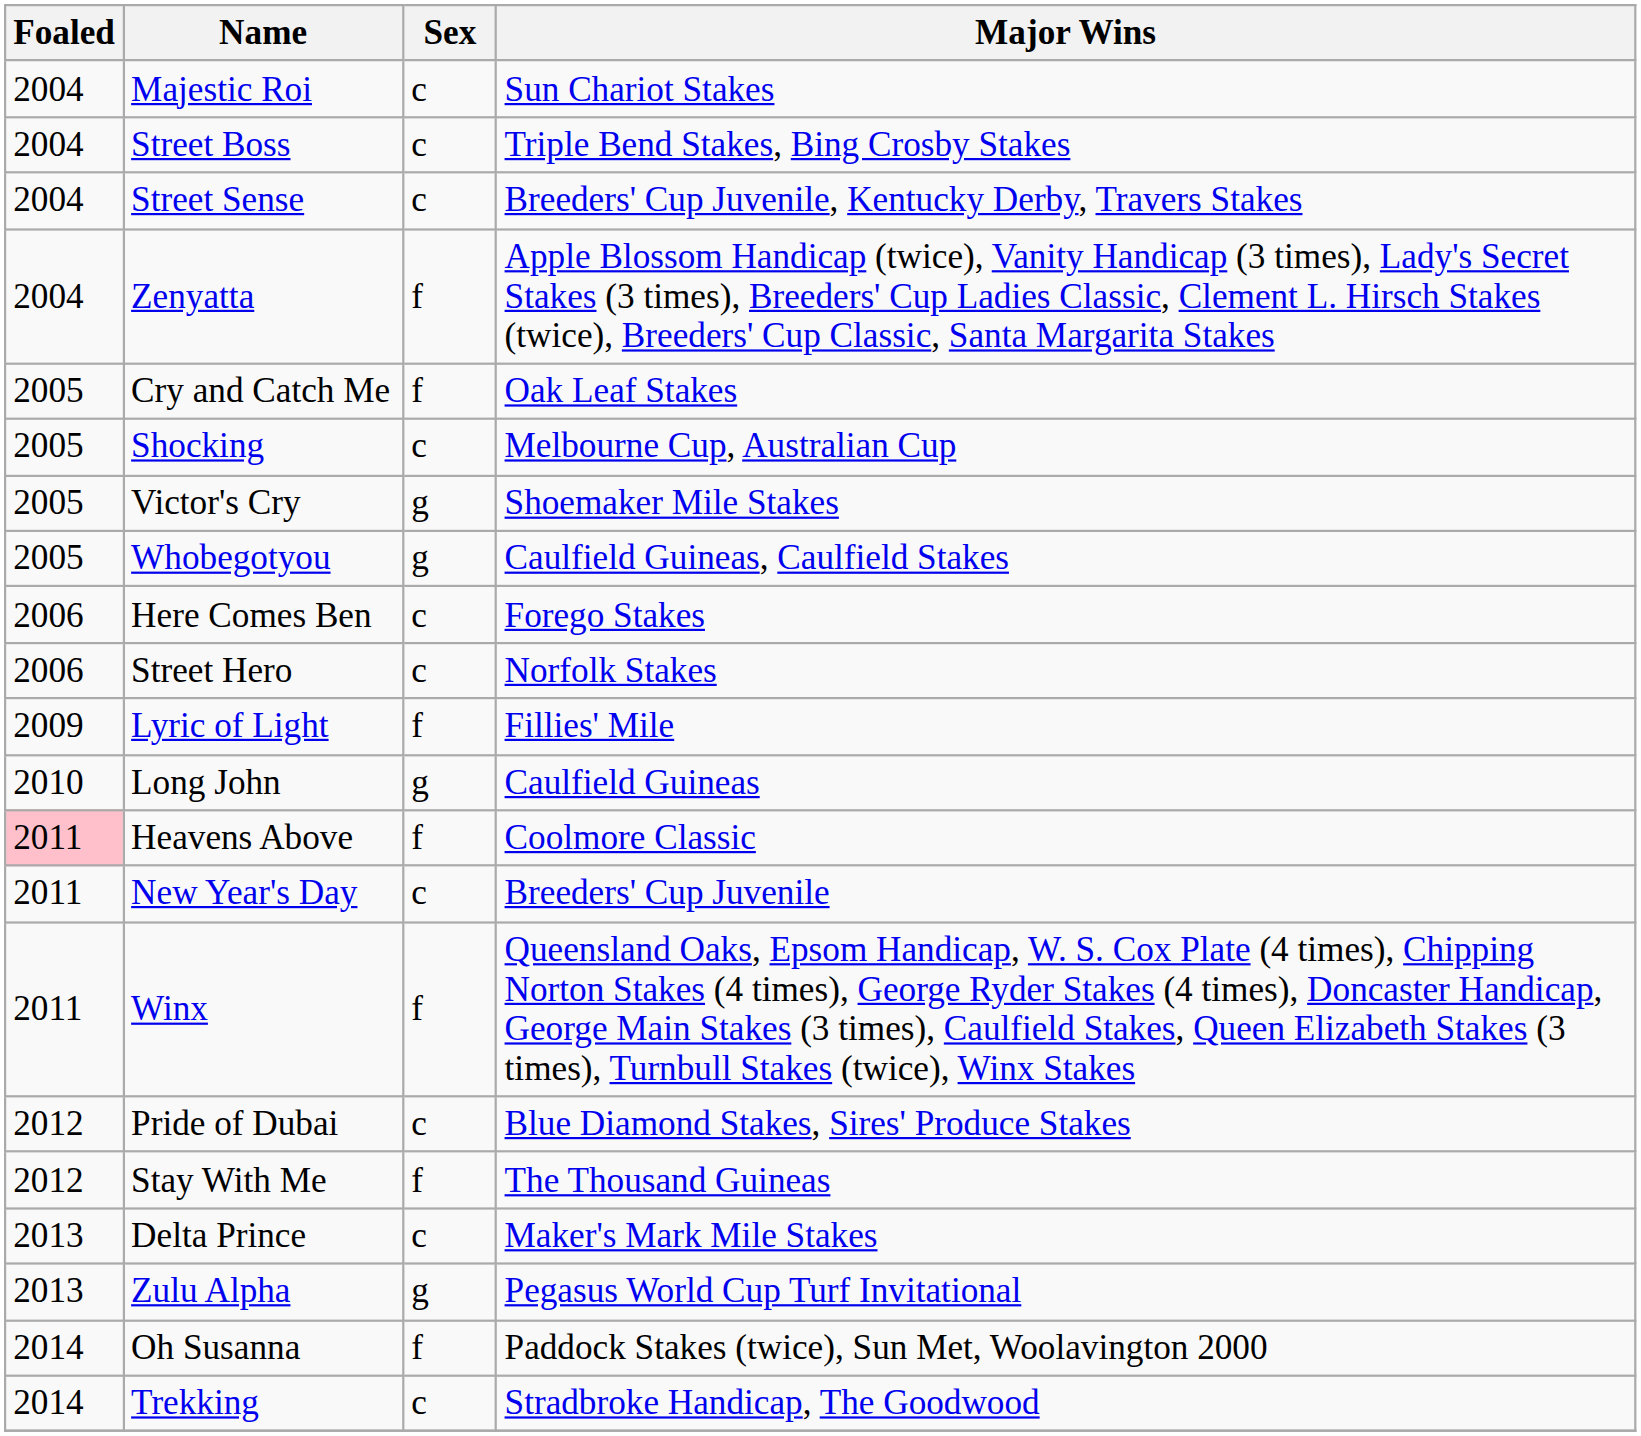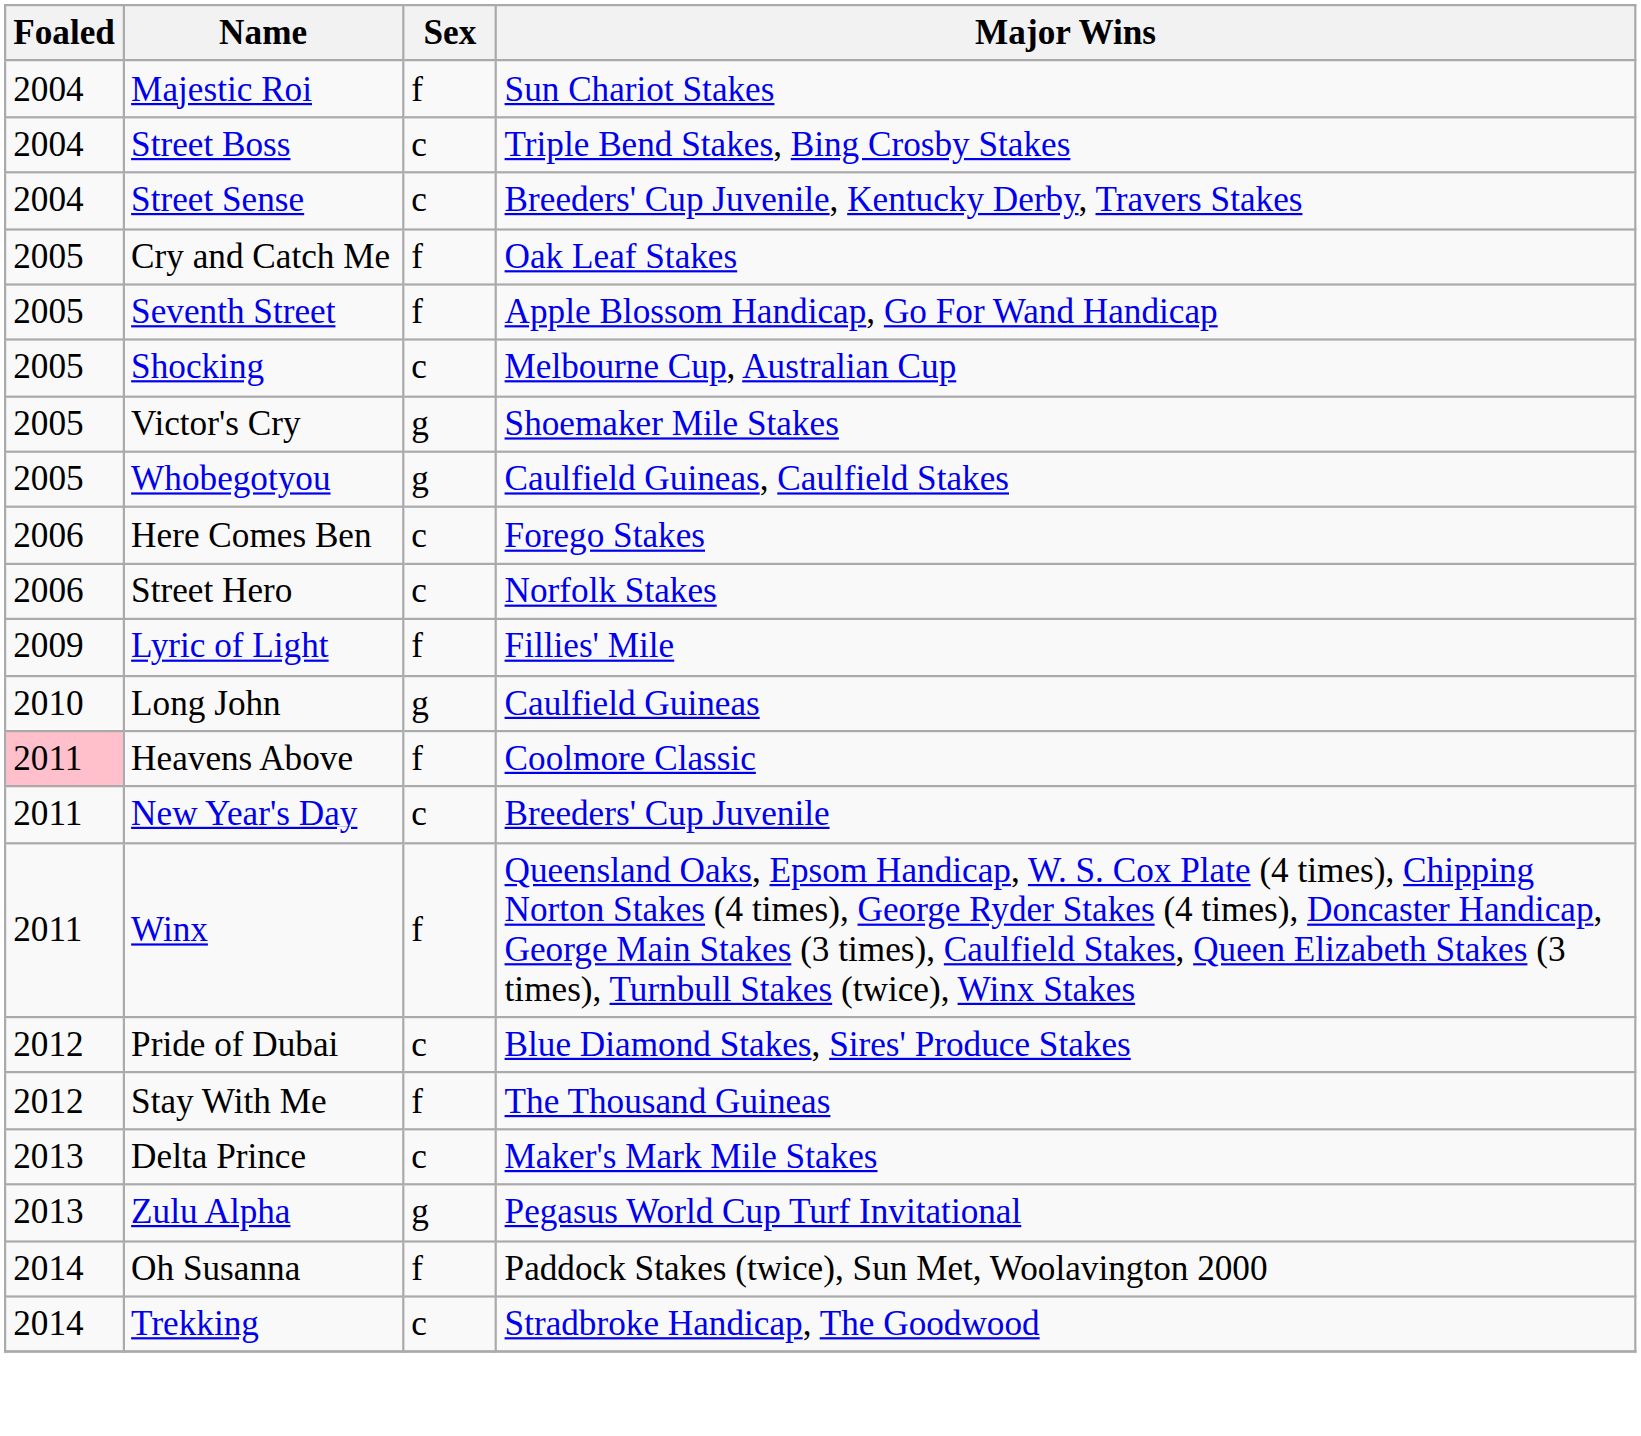(419, 88) c -> (417, 88) f
- row: (193, 295)
+ row: (233, 311)
